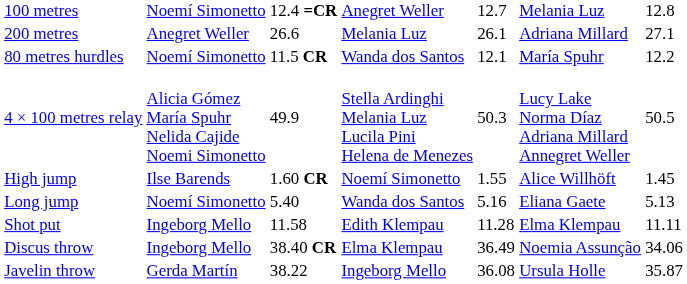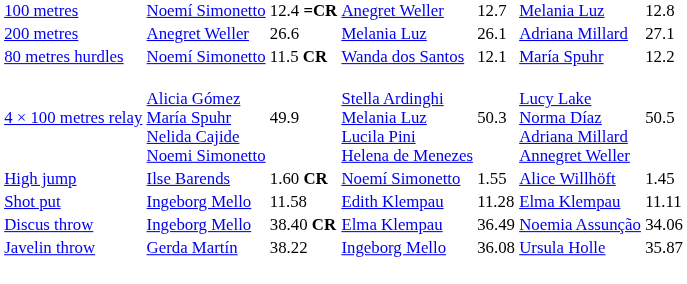- row: (41, 201)
